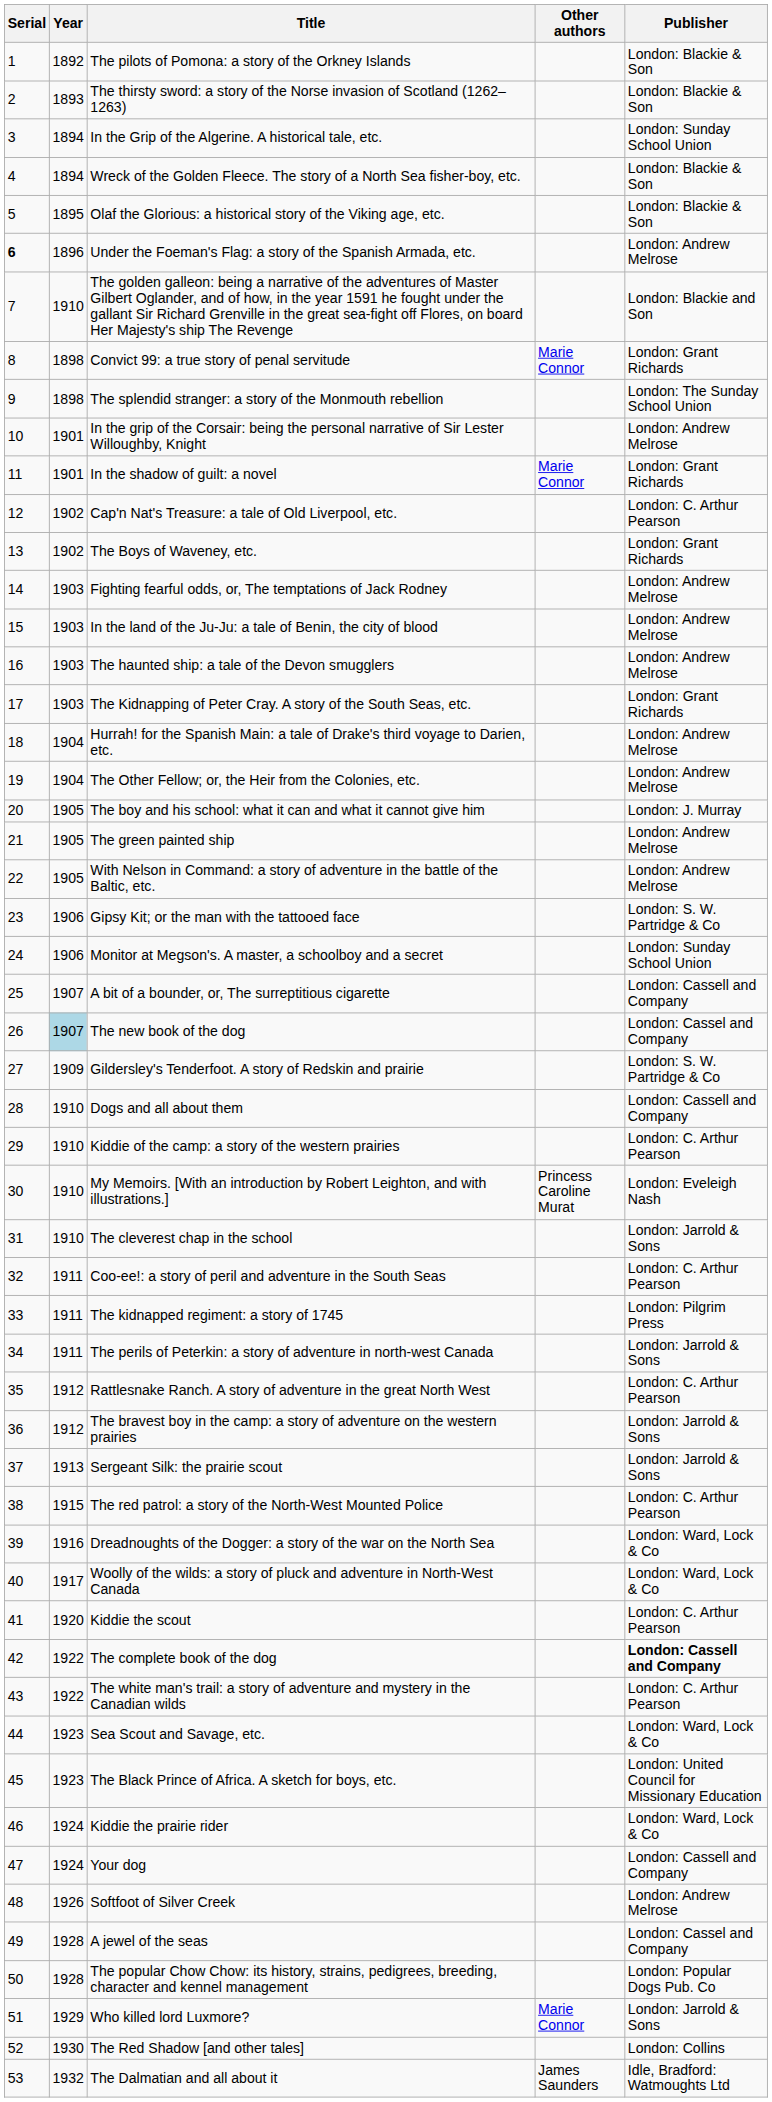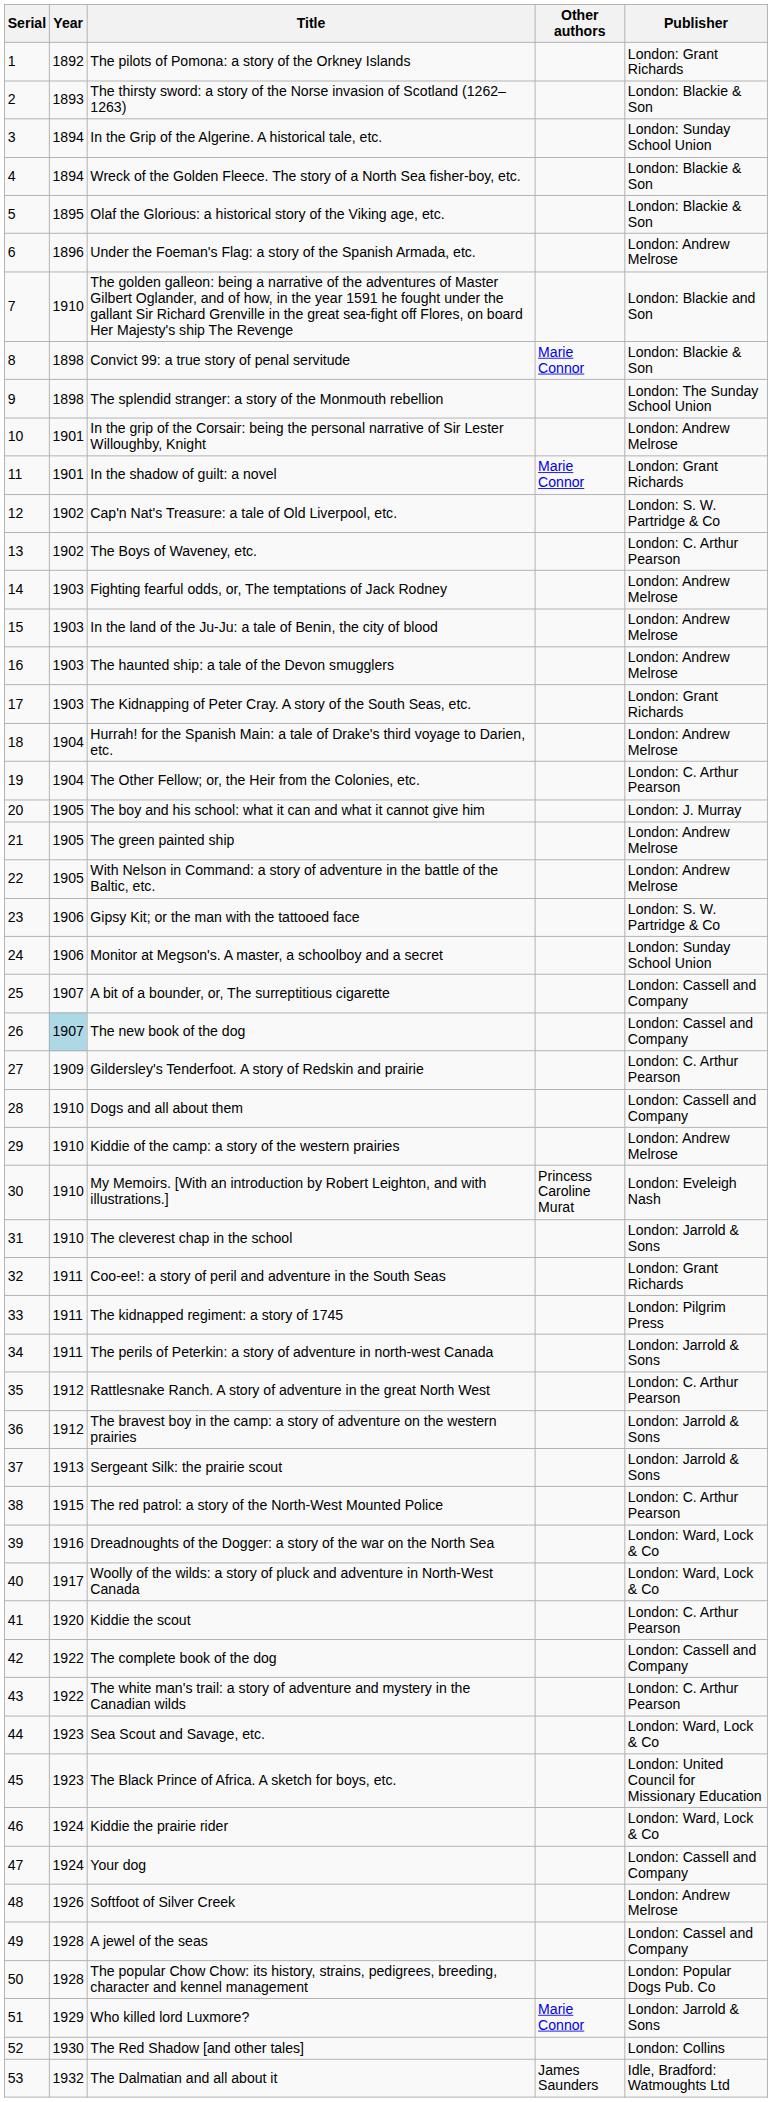(685, 61) London: Blackie & Son -> (673, 61) London: Grant Richards
(12, 252) bold -> (12, 252) normal
(673, 360) London: Grant Richards -> (685, 360) London: Blackie & Son
(683, 513) London: C. Arthur Pearson -> (674, 513) London: S. W. Partridge & Co
(673, 551) London: Grant Richards -> (683, 551) London: C. Arthur Pearson
(679, 780) London: Andrew Melrose -> (683, 780) London: C. Arthur Pearson
(674, 1070) London: S. W. Partridge & Co -> (683, 1070) London: C. Arthur Pearson
(683, 1146) London: C. Arthur Pearson -> (679, 1146) London: Andrew Melrose
(683, 1276) London: C. Arthur Pearson -> (673, 1276) London: Grant Richards
(683, 1658) bold -> (692, 1658) normal
